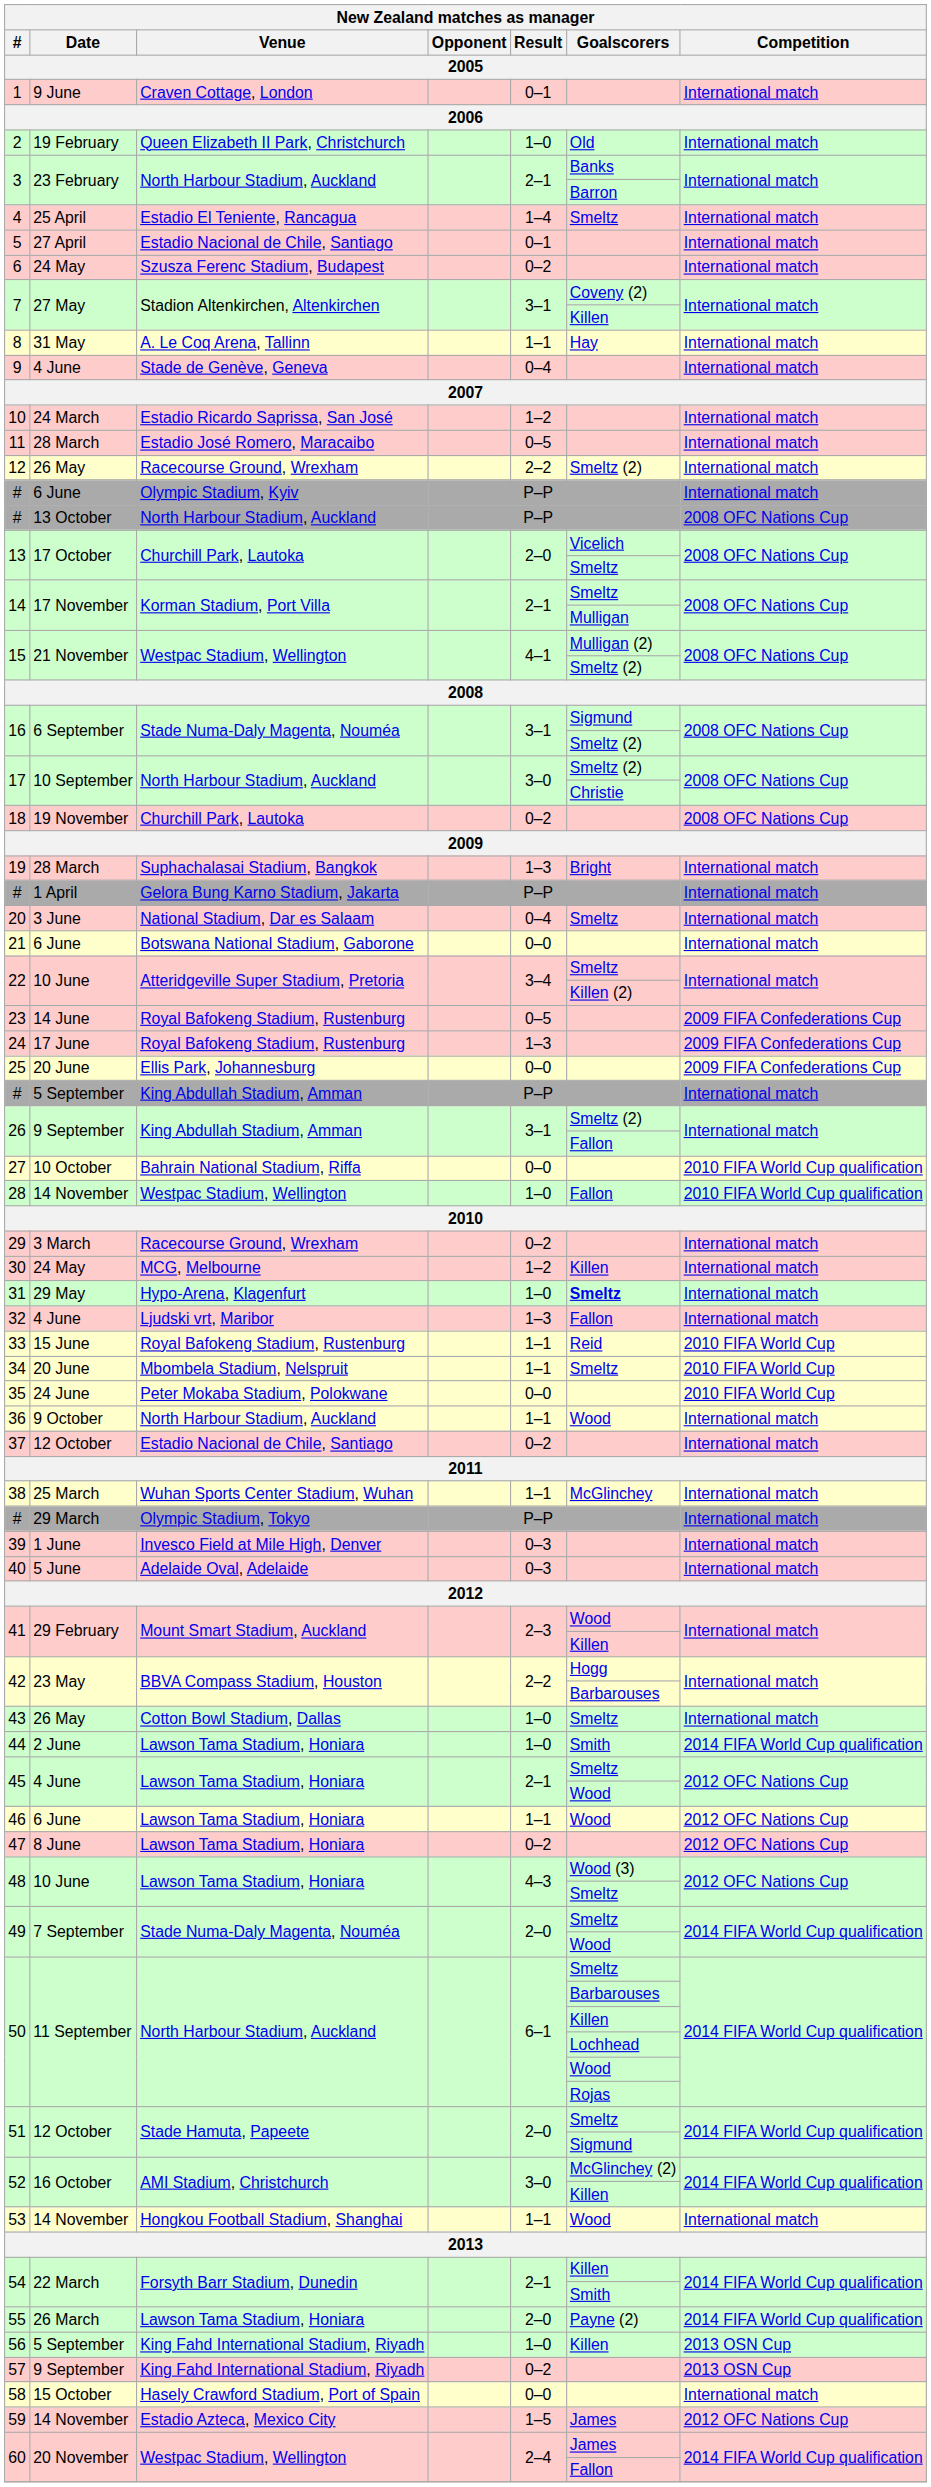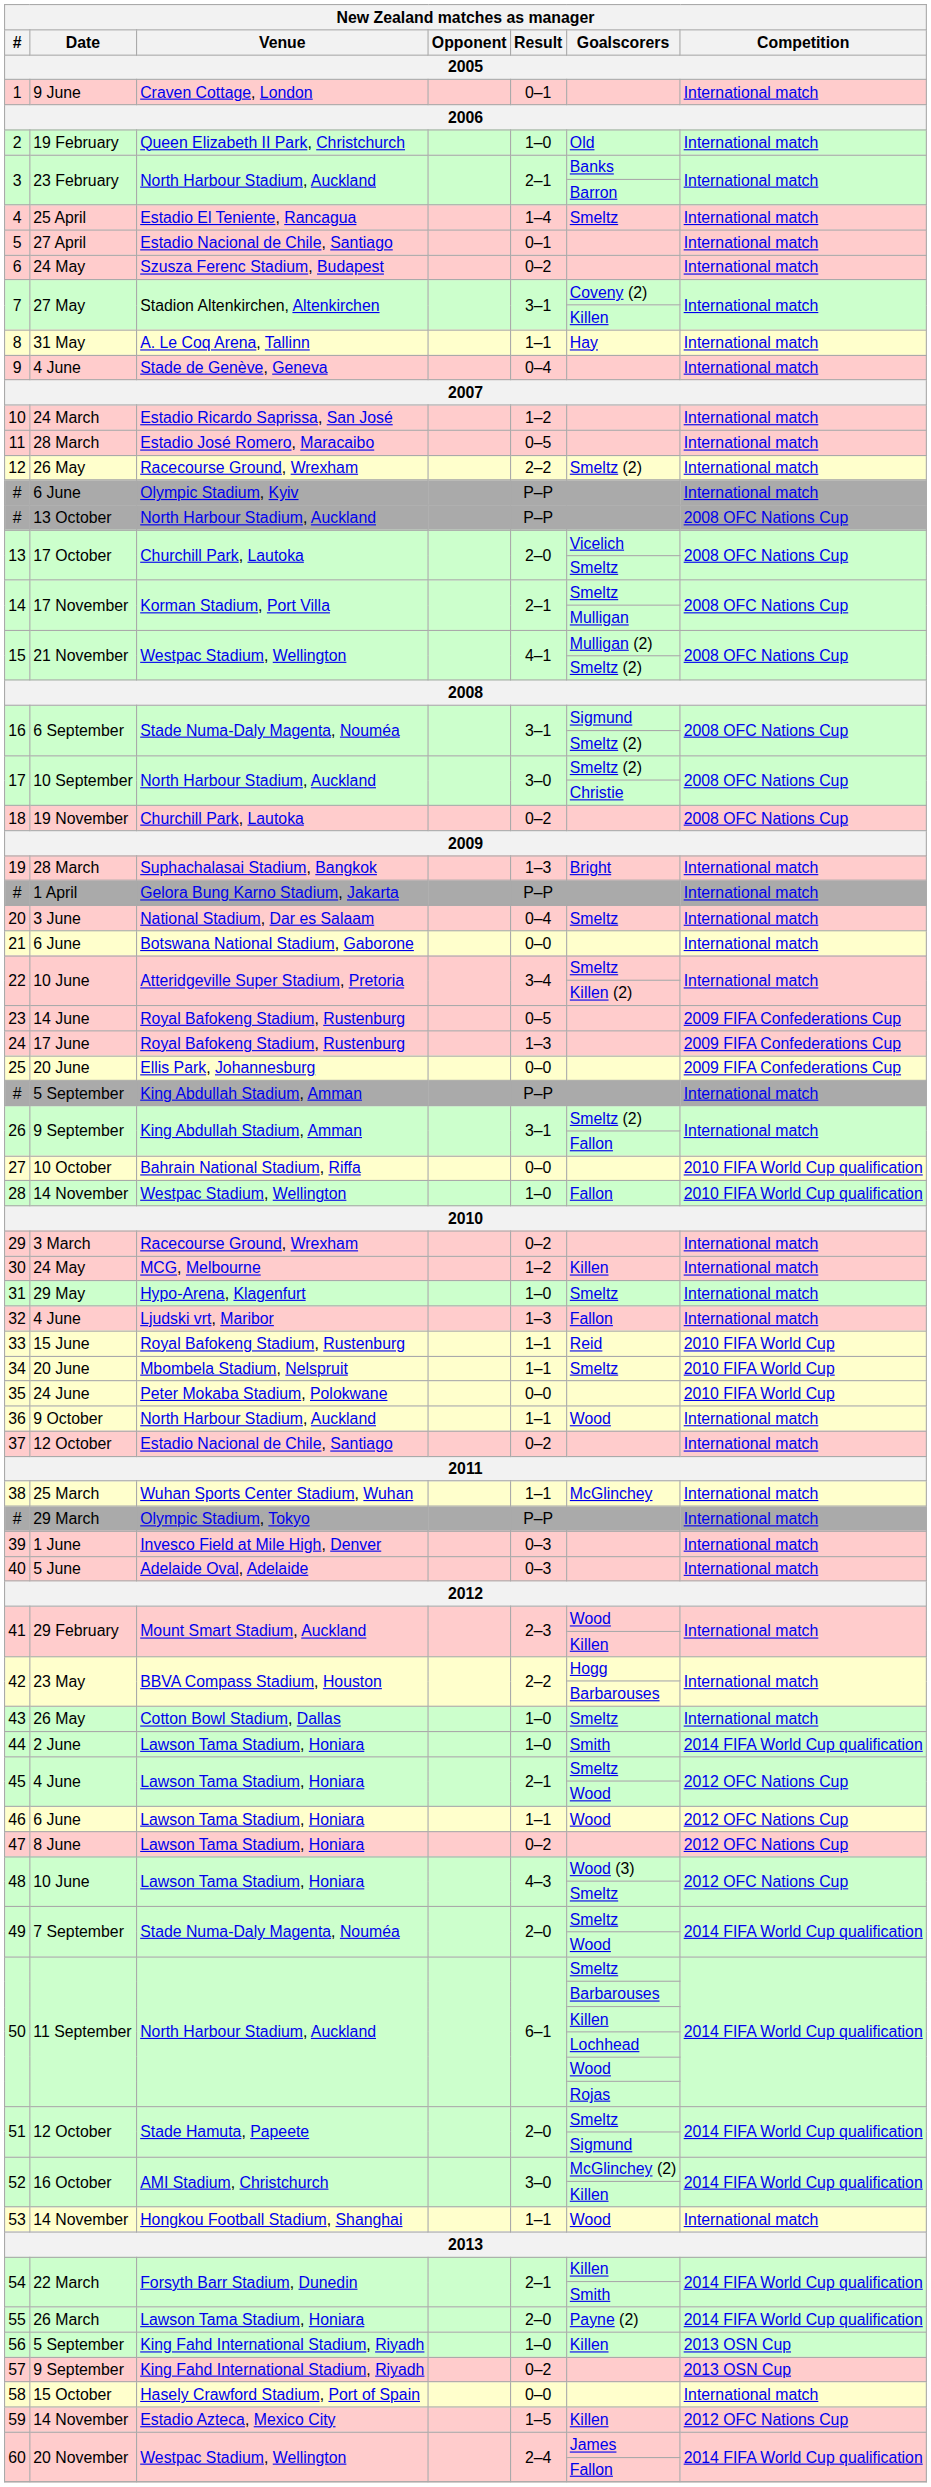(595, 1294) bold -> (594, 1294) normal
(593, 2420) James -> (589, 2420) Killen
